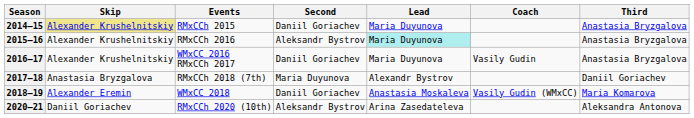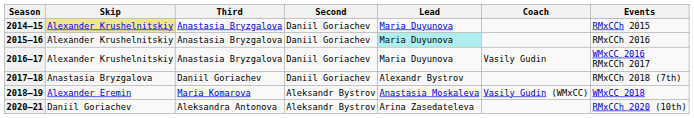columns swapped: (634, 11) <-> (224, 11)
(320, 40) Aleksandr Bystrov -> (328, 40) Daniil Goriachev
(313, 78) Maria Duyunova -> (328, 78) Daniil Goriachev
(318, 92) Daniil Goriachev -> (331, 92) Aleksandr Bystrov
